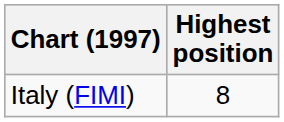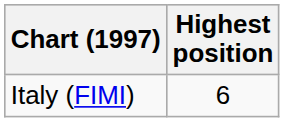(223, 95) 8 -> (223, 95) 6
